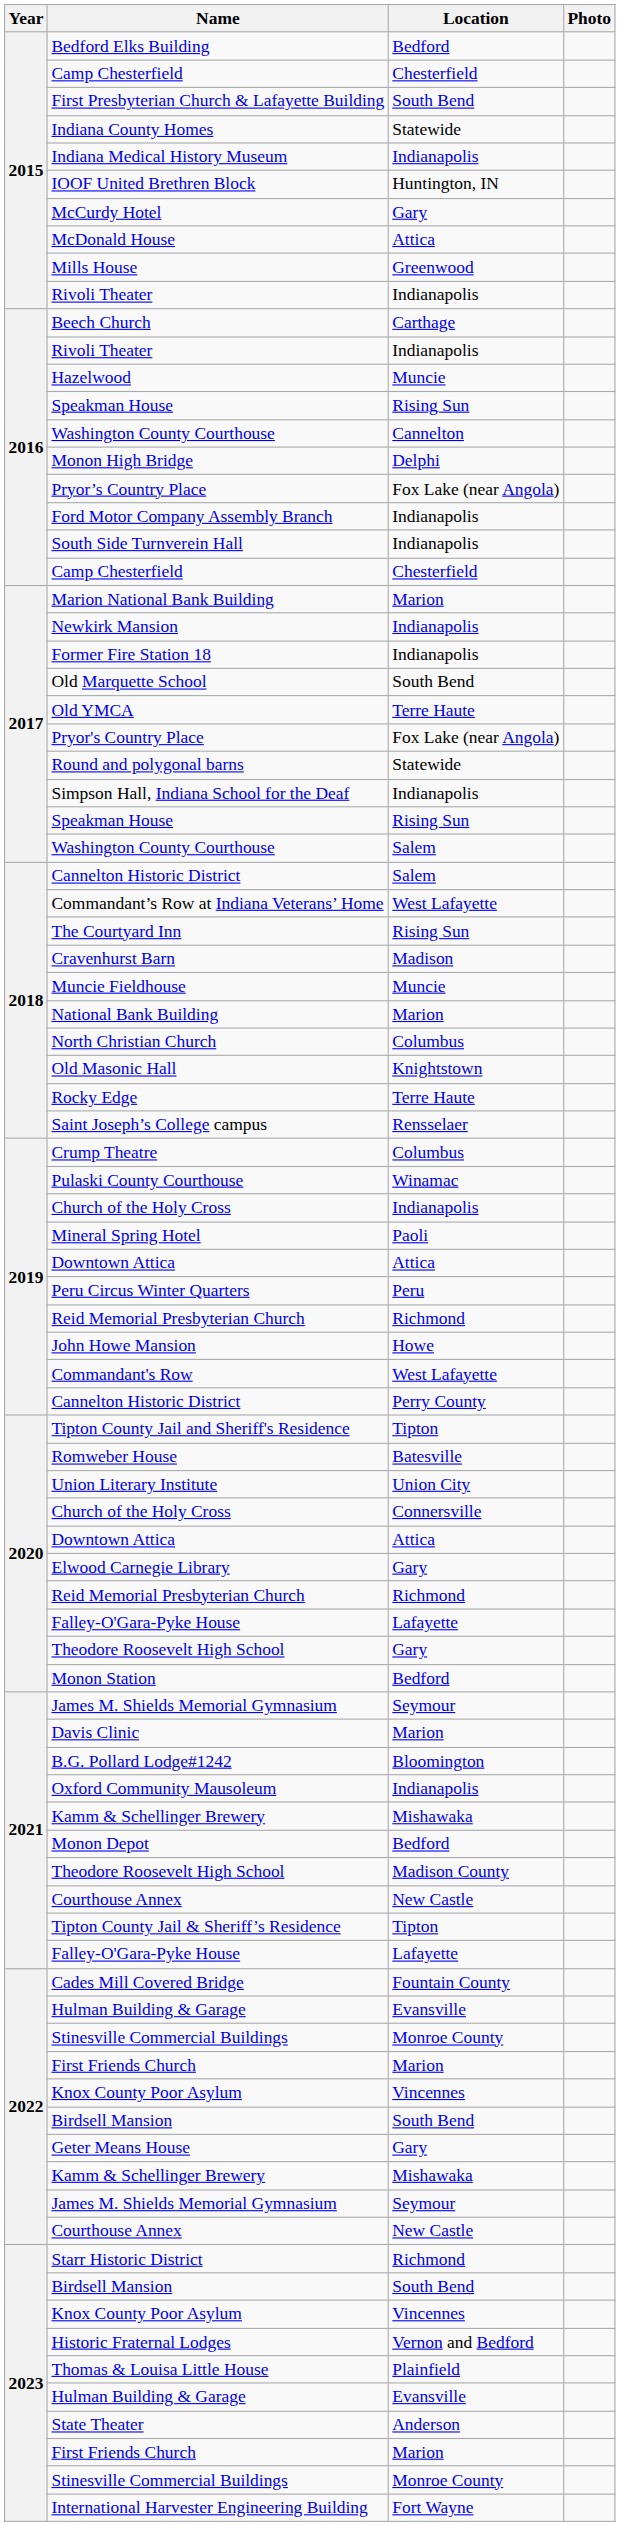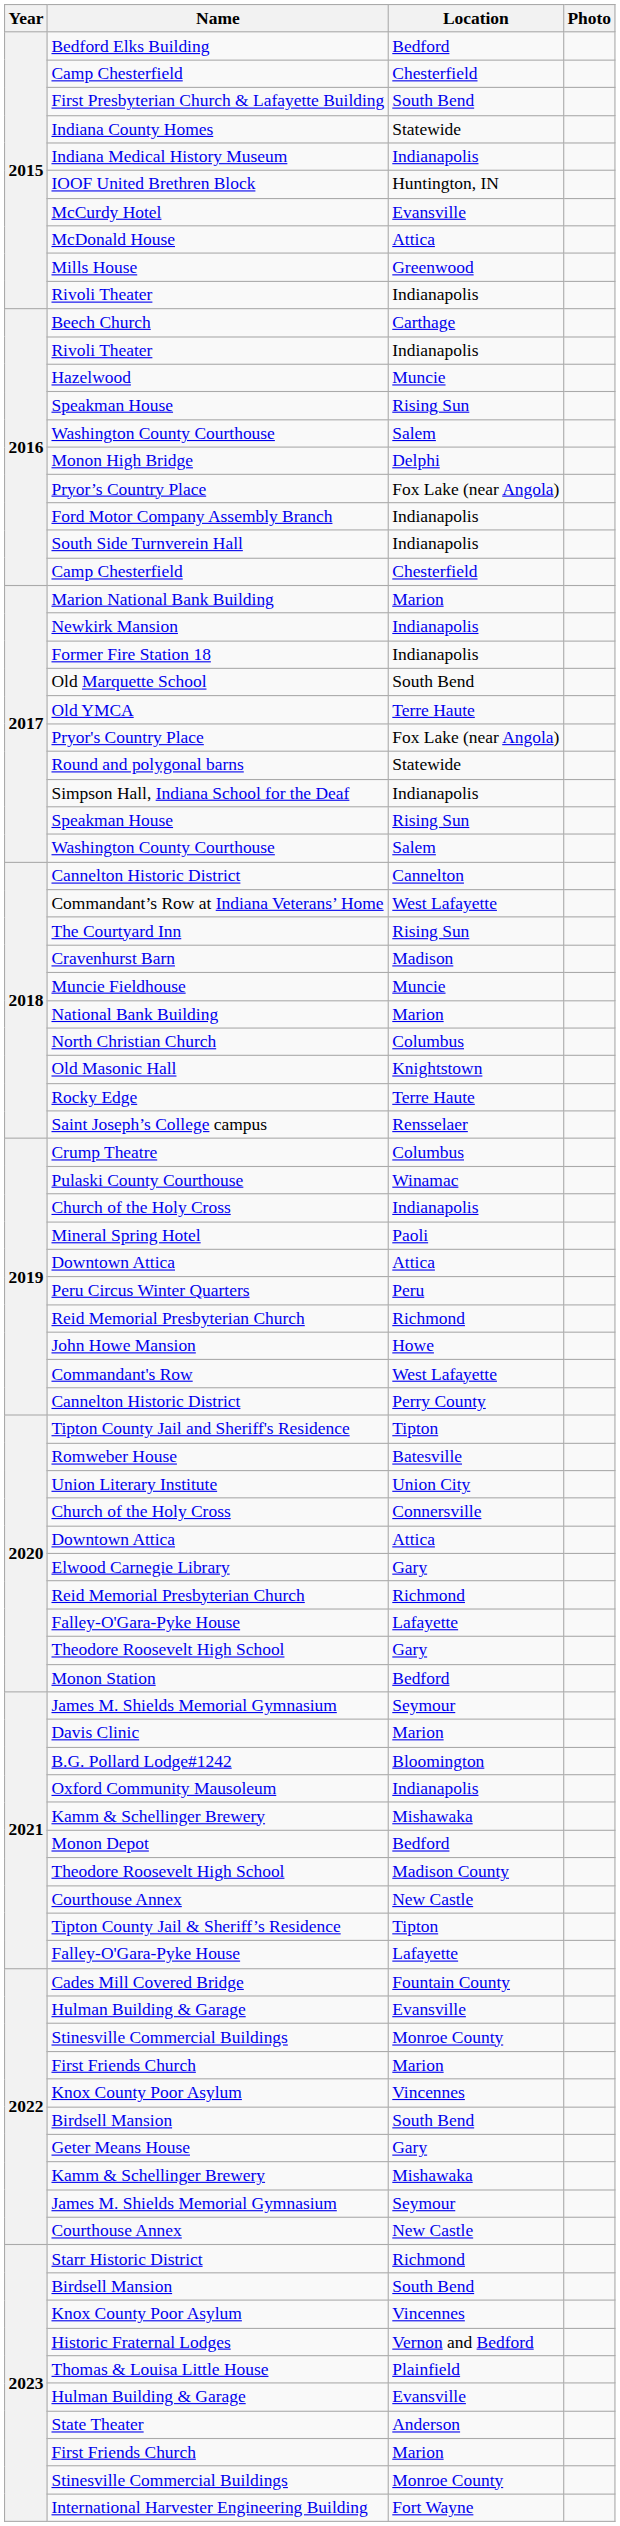(410, 211) Gary -> (429, 211) Evansville
(428, 433) Cannelton -> (414, 433) Salem
(414, 875) Salem -> (428, 875) Cannelton
